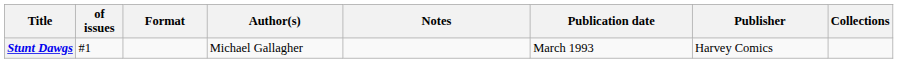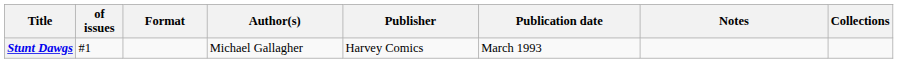columns swapped: (760, 21) <-> (436, 21)
